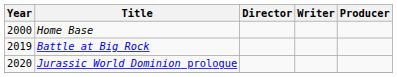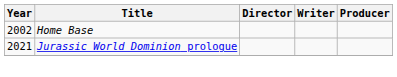(19, 30) 2000 -> (19, 30) 2002
- row: (93, 47)
(19, 64) 2020 -> (19, 47) 2021
